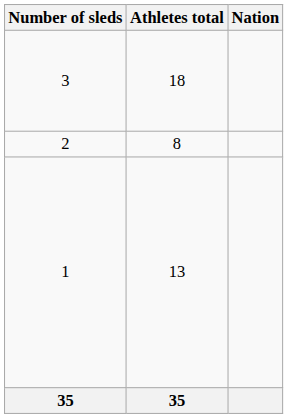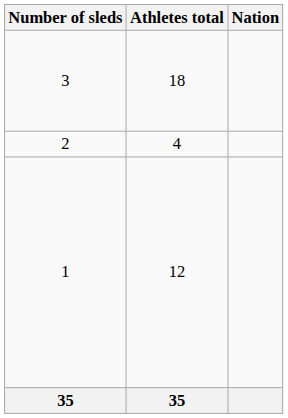(177, 144) 8 -> (177, 144) 4
(177, 272) 13 -> (177, 272) 12
